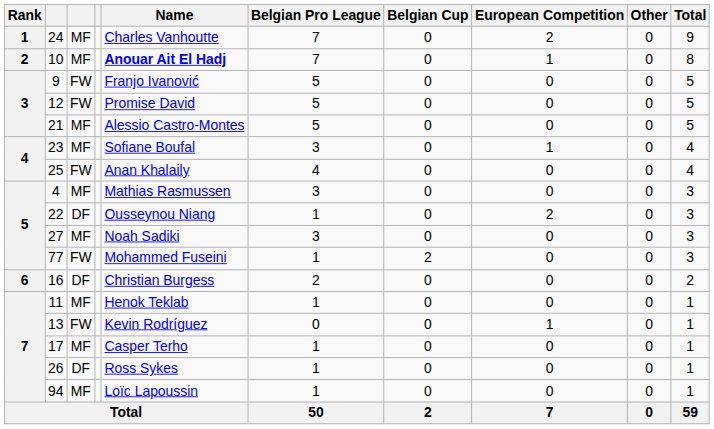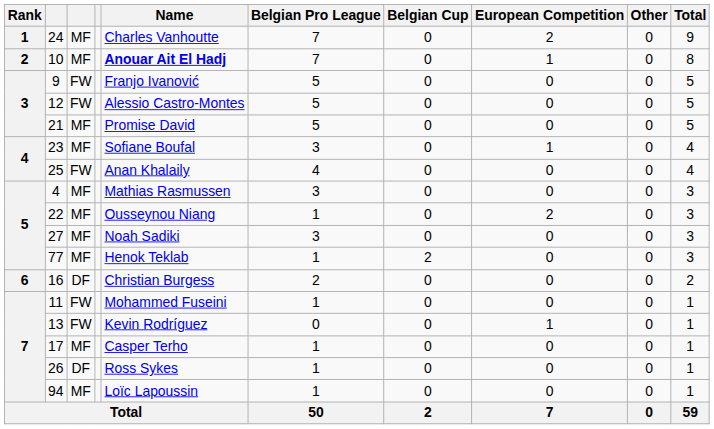(150, 103) Promise David -> (174, 103) Alessio Castro-Montes
(174, 125) Alessio Castro-Montes -> (150, 125) Promise David
(81, 214) DF -> (81, 214) MF
(81, 258) FW -> (81, 258) MF
(166, 258) Mohammed Fuseini -> (147, 258) Henok Teklab
(81, 302) MF -> (81, 302) FW
(147, 302) Henok Teklab -> (166, 302) Mohammed Fuseini
